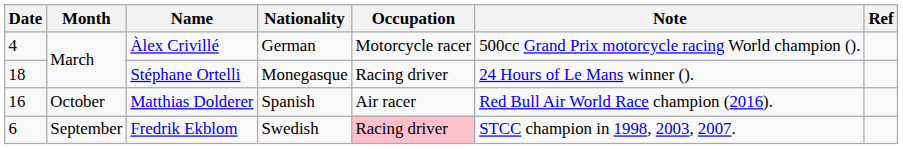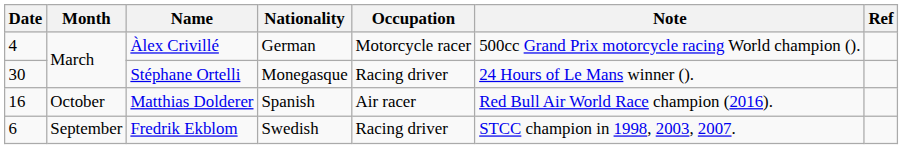(17, 73) 18 -> (17, 73) 30
(402, 129) pink background -> (402, 129) no background
